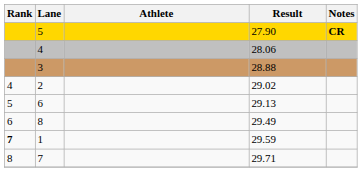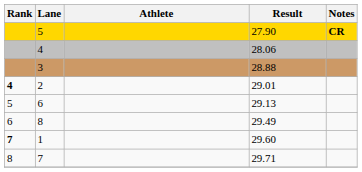(10, 85) normal -> (10, 85) bold
(264, 85) 29.02 -> (264, 85) 29.01
(264, 140) 29.59 -> (264, 140) 29.60
